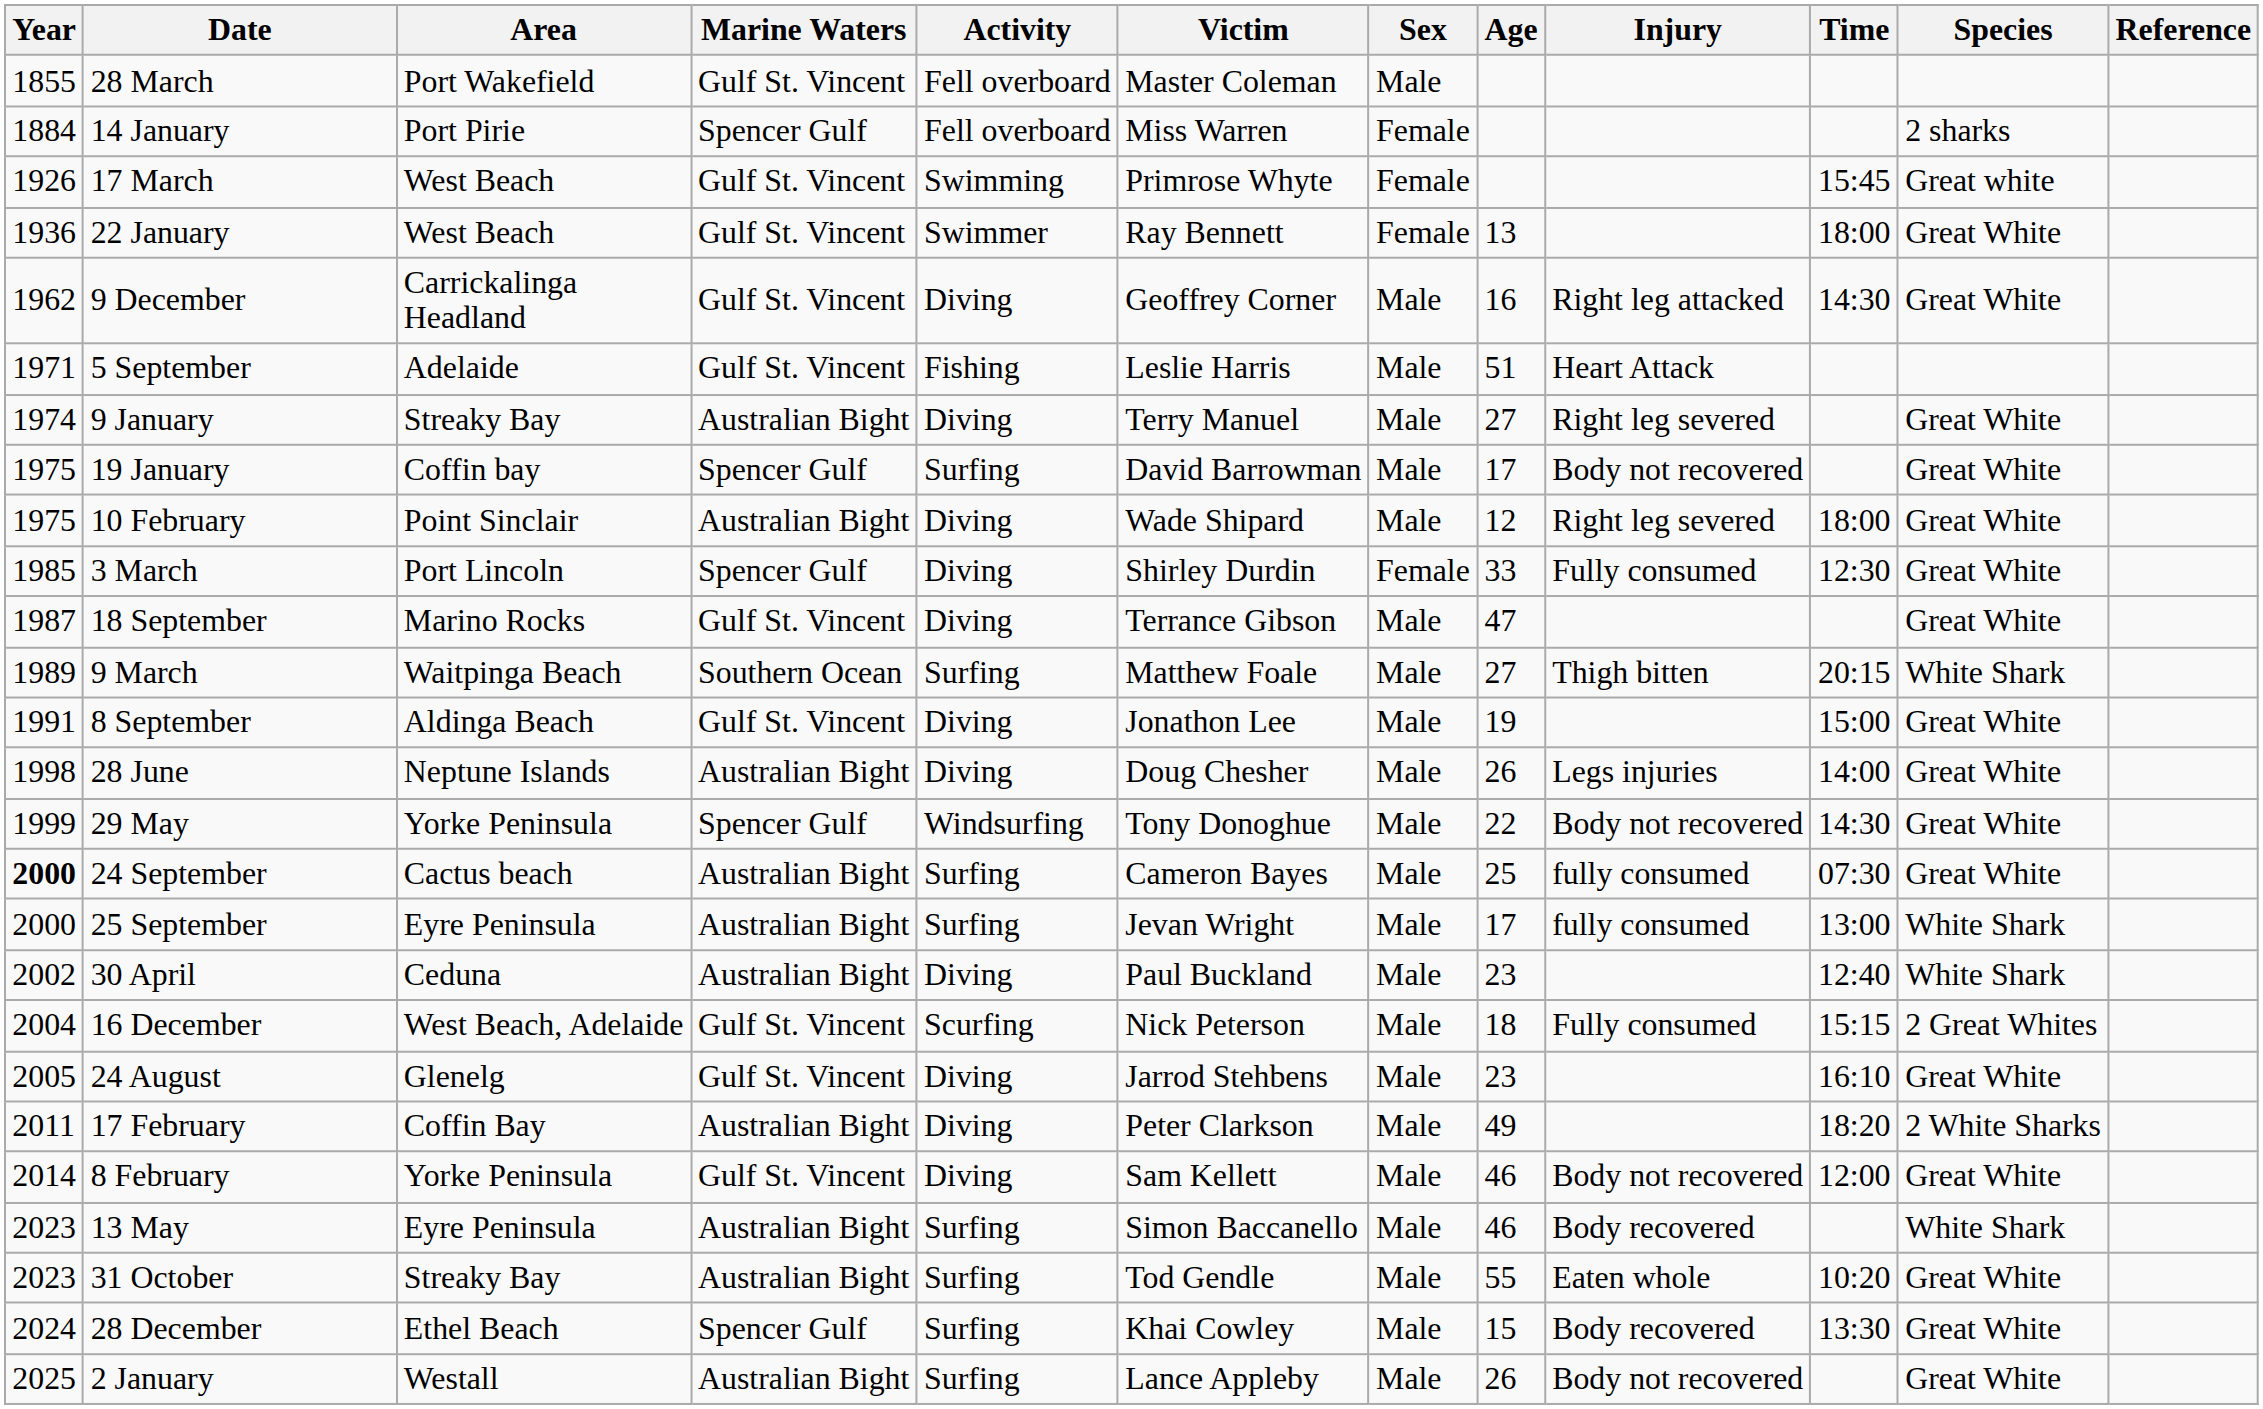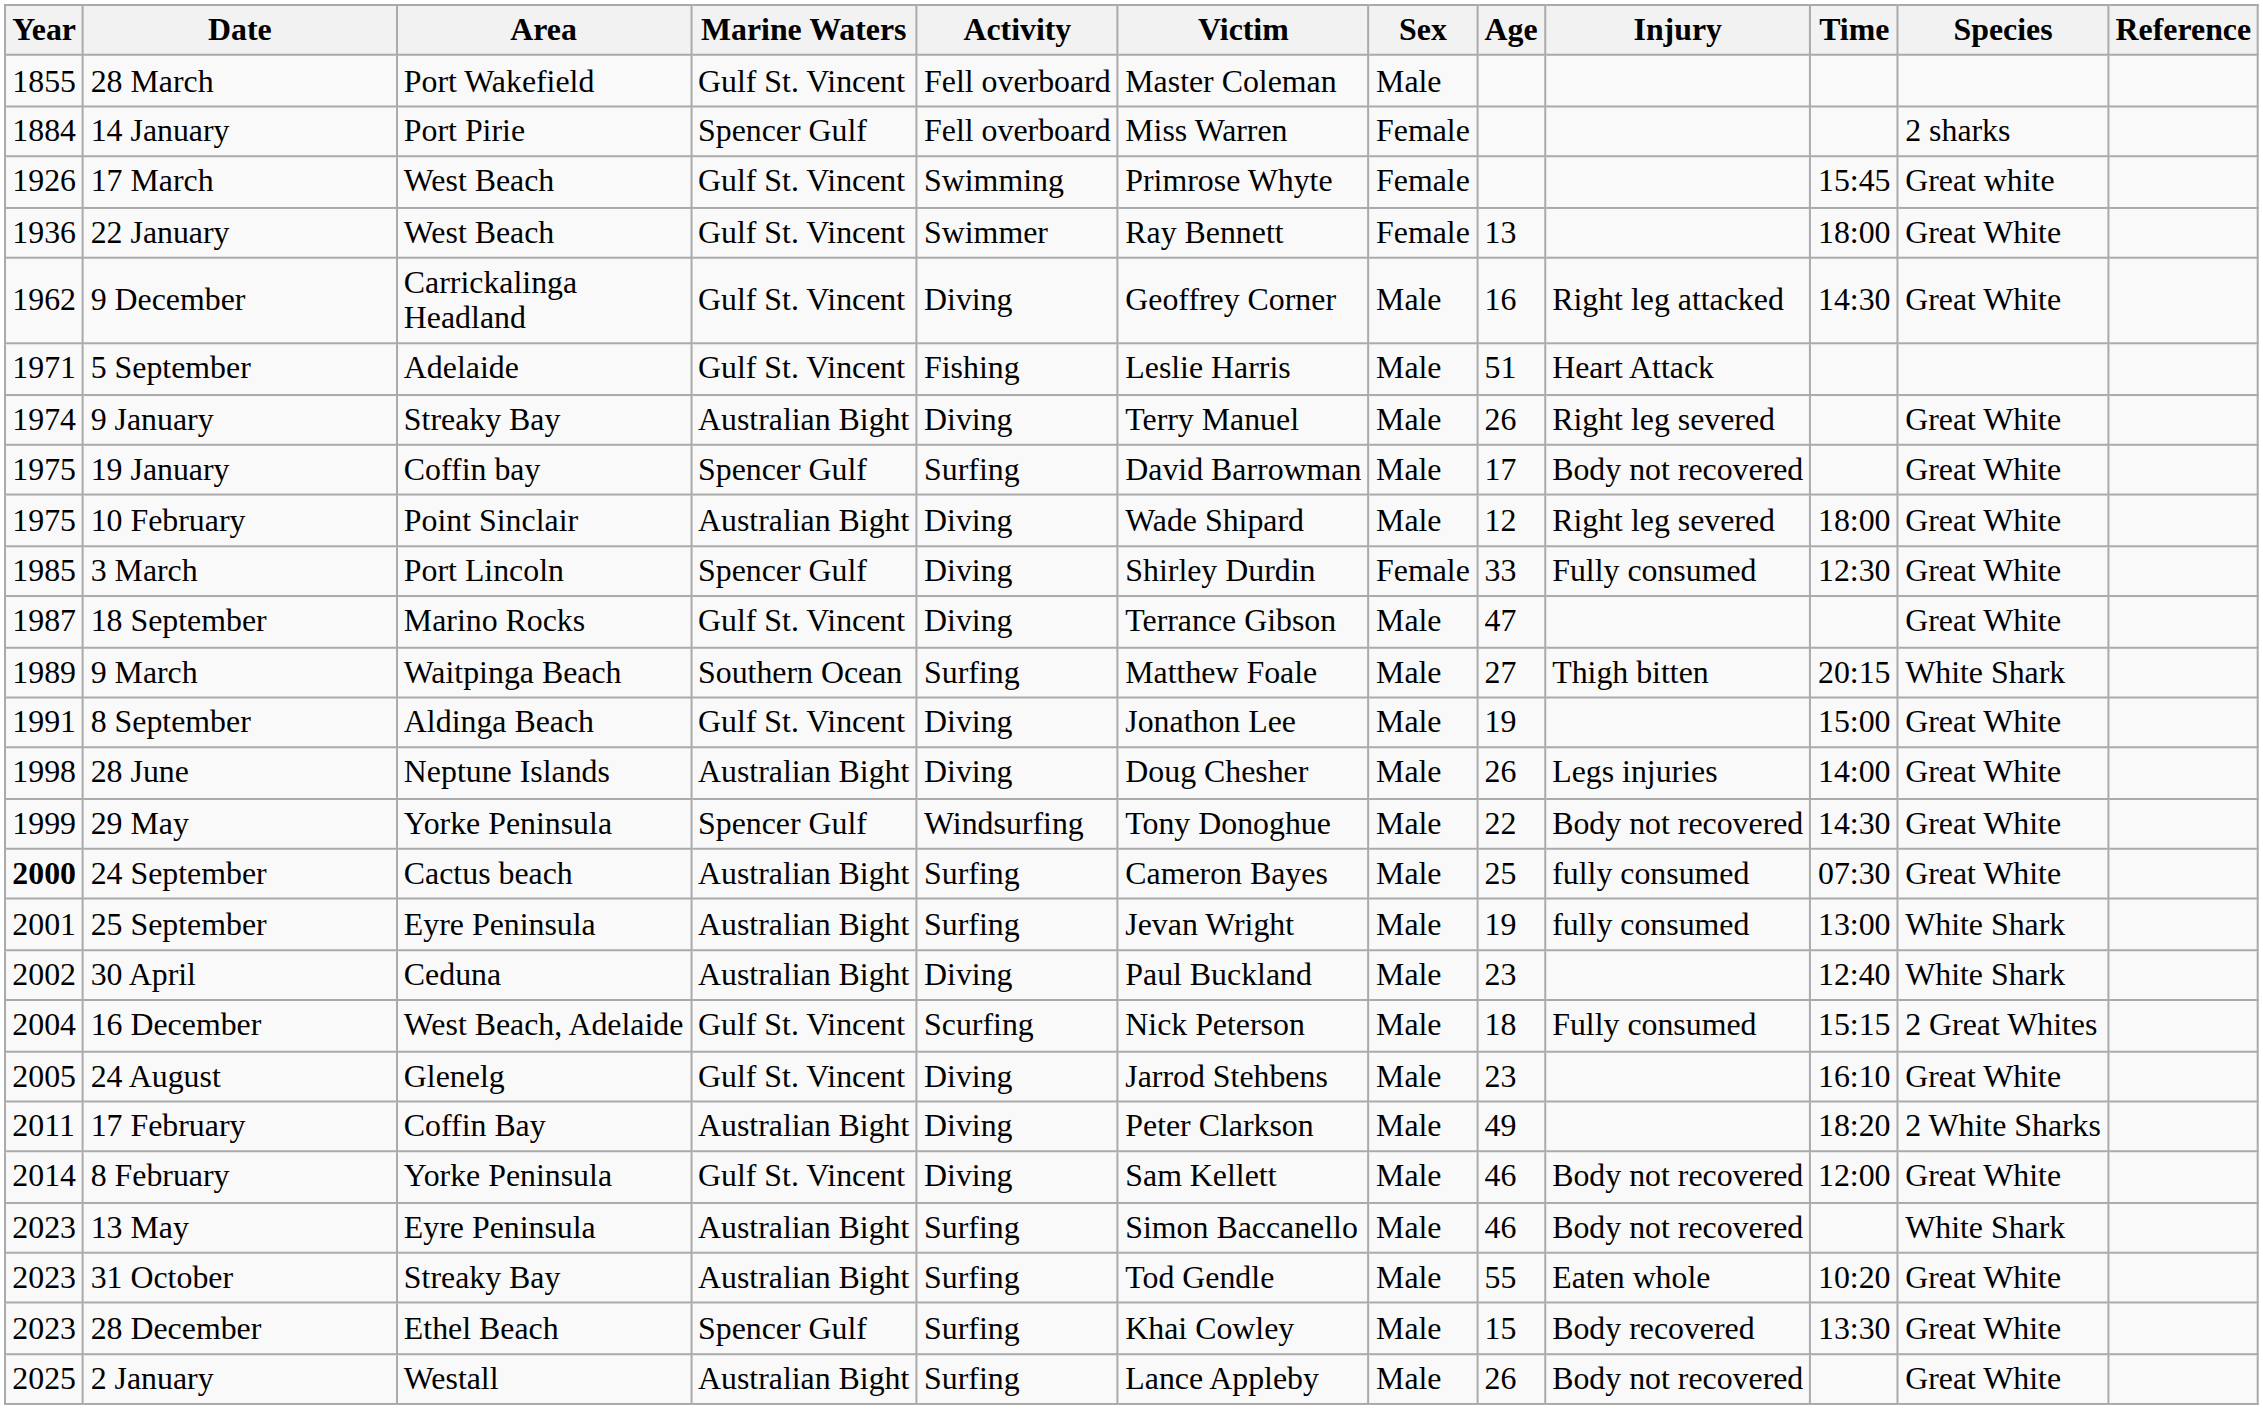(1500, 419) 27 -> (1500, 419) 26
(44, 924) 2000 -> (44, 924) 2001
(1500, 924) 17 -> (1500, 924) 19
(1653, 1226) Body recovered -> (1678, 1226) Body not recovered
(44, 1327) 2024 -> (44, 1327) 2023
